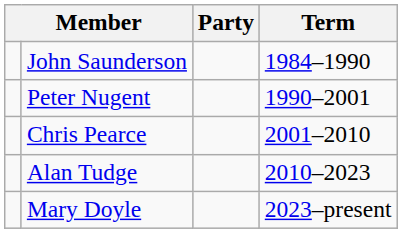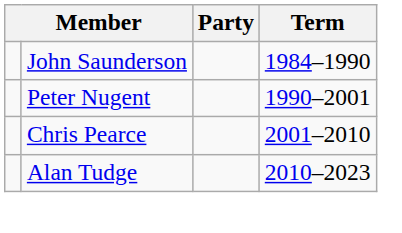- row: (84, 209)
